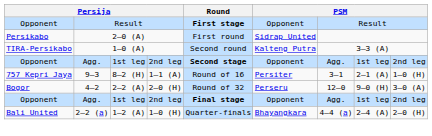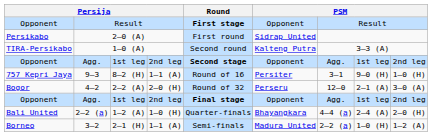(373, 74) 2–1 (A) -> (373, 74) 9–0 (H)
(373, 87) 9–0 (H) -> (373, 87) 2–1 (A)
+ row: (92, 125)
